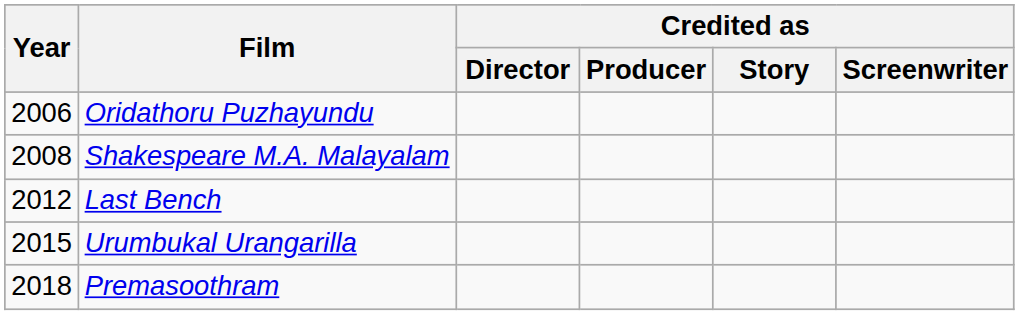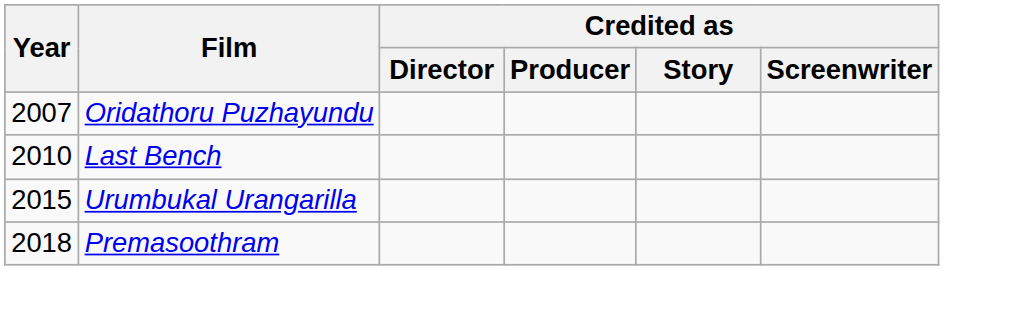(42, 112) 2006 -> (42, 112) 2007
- row: (267, 156)
(42, 199) 2012 -> (42, 156) 2010
